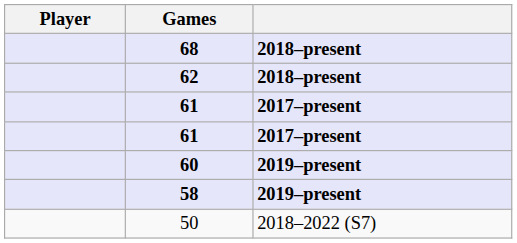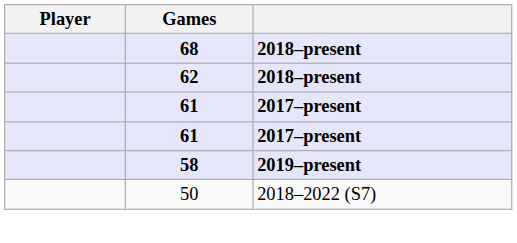- row: (189, 164)
